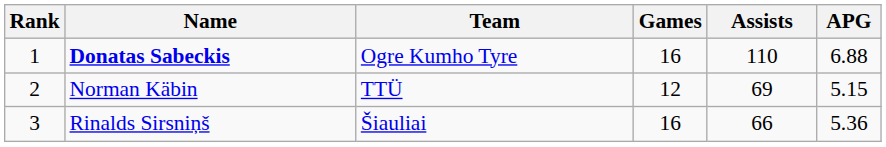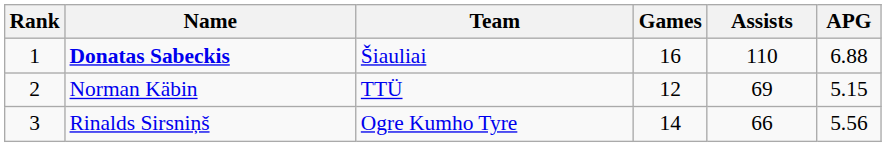(439, 55) Ogre Kumho Tyre -> (394, 55) Šiauliai
(394, 123) Šiauliai -> (439, 123) Ogre Kumho Tyre
(670, 123) 16 -> (670, 123) 14
(849, 123) 5.36 -> (849, 123) 5.56
